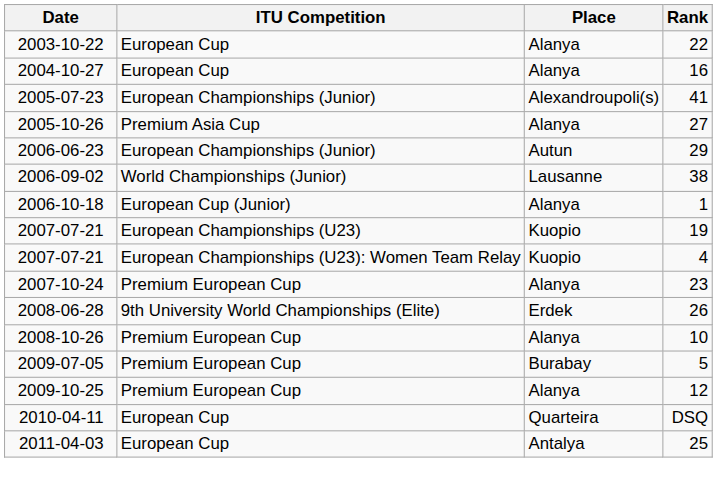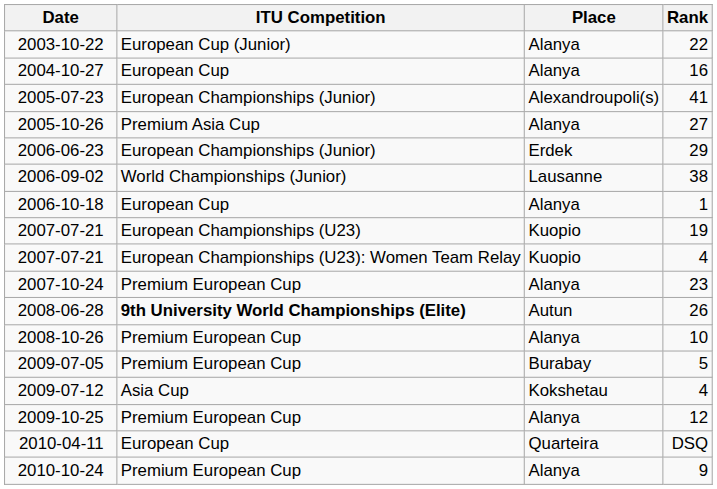(175, 44) European Cup -> (206, 44) European Cup (Junior)
(550, 151) Autun -> (550, 151) Erdek
(206, 204) European Cup (Junior) -> (175, 204) European Cup
(280, 310) normal -> (293, 310) bold
(550, 310) Erdek -> (550, 310) Autun
+ row: (61, 390)
+ row: (61, 470)
- row: (61, 444)
